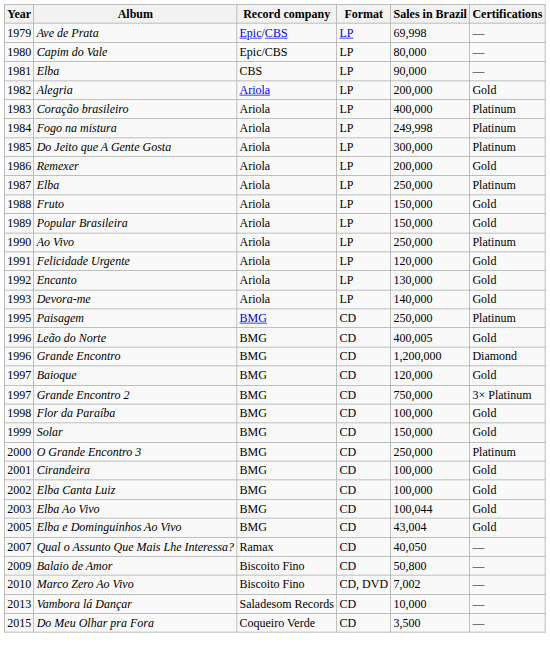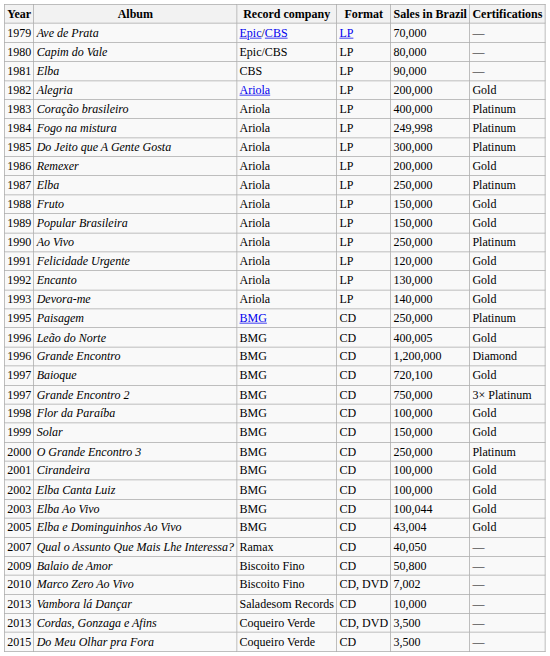(410, 33) 69,998 -> (410, 33) 70,000
(413, 375) 120,000 -> (413, 375) 720,100
+ row: (19, 623)
